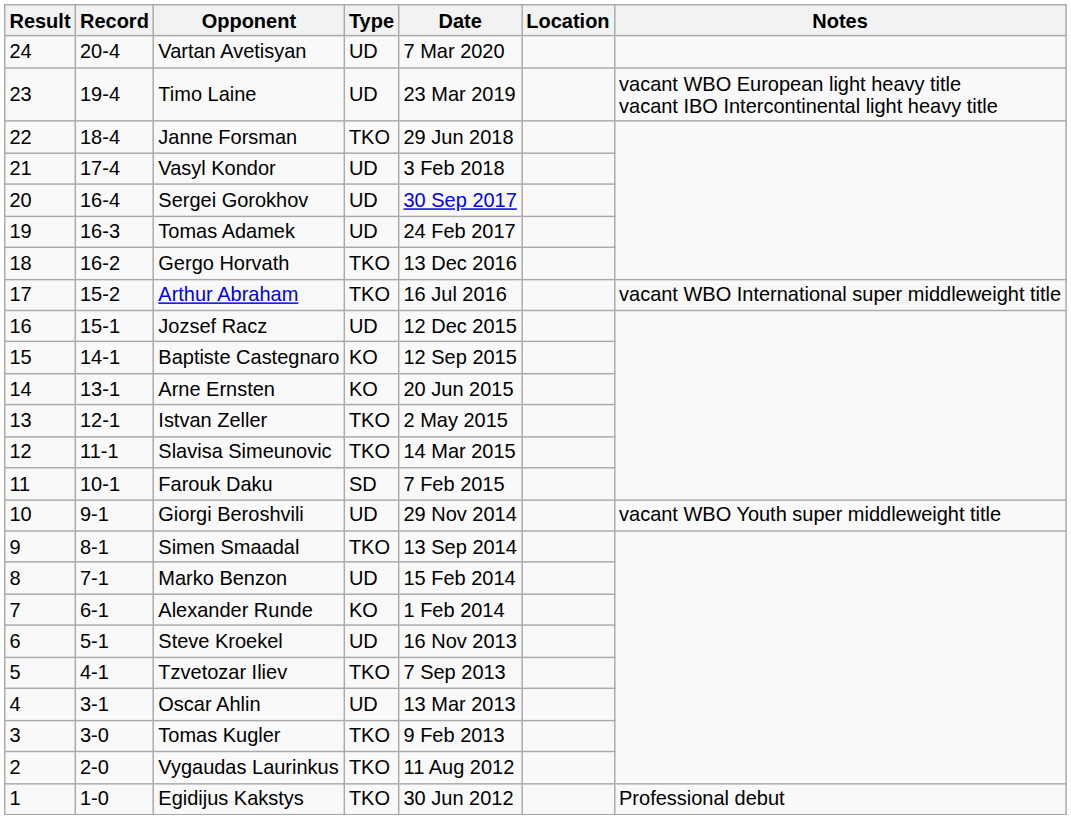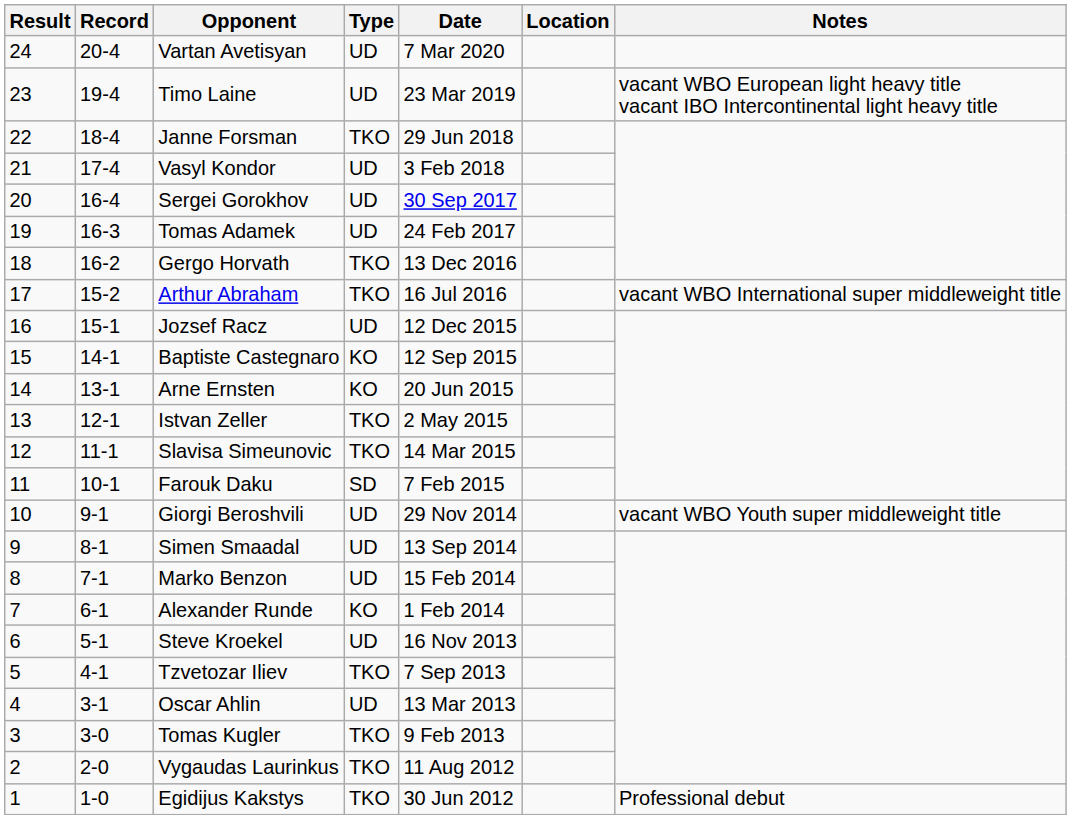(369, 546) TKO -> (363, 546) UD
